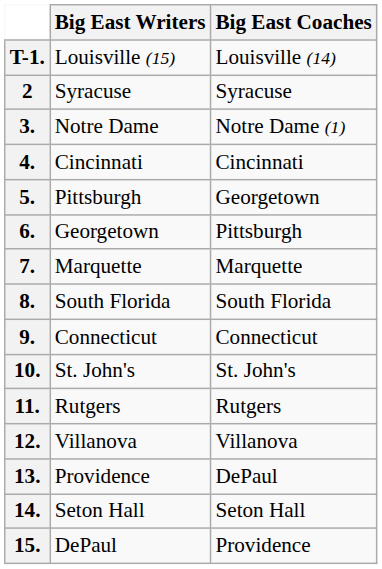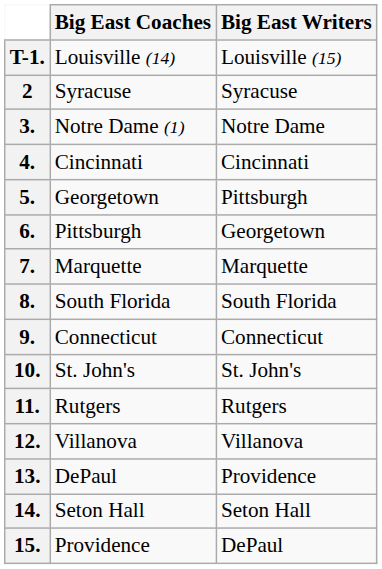columns swapped: (294, 22) <-> (130, 22)
